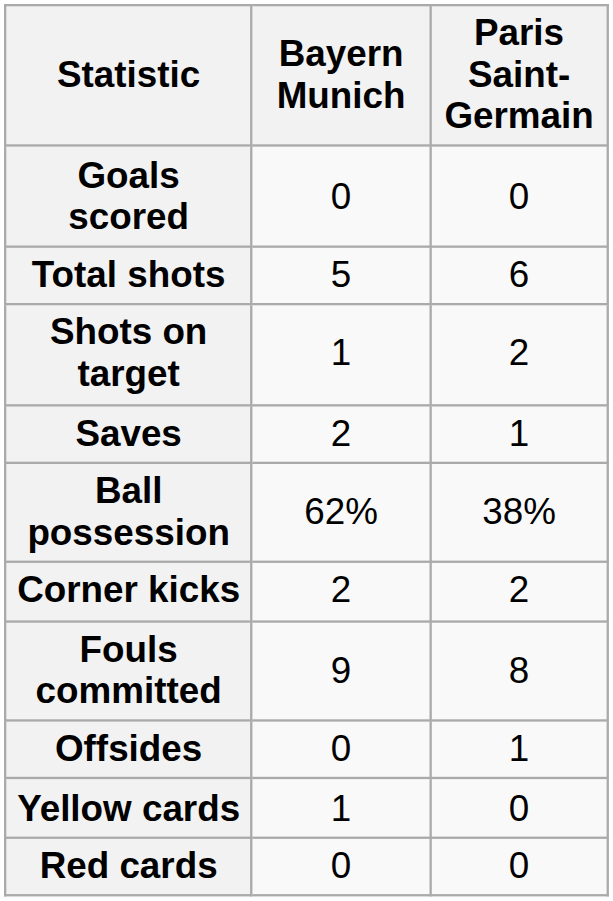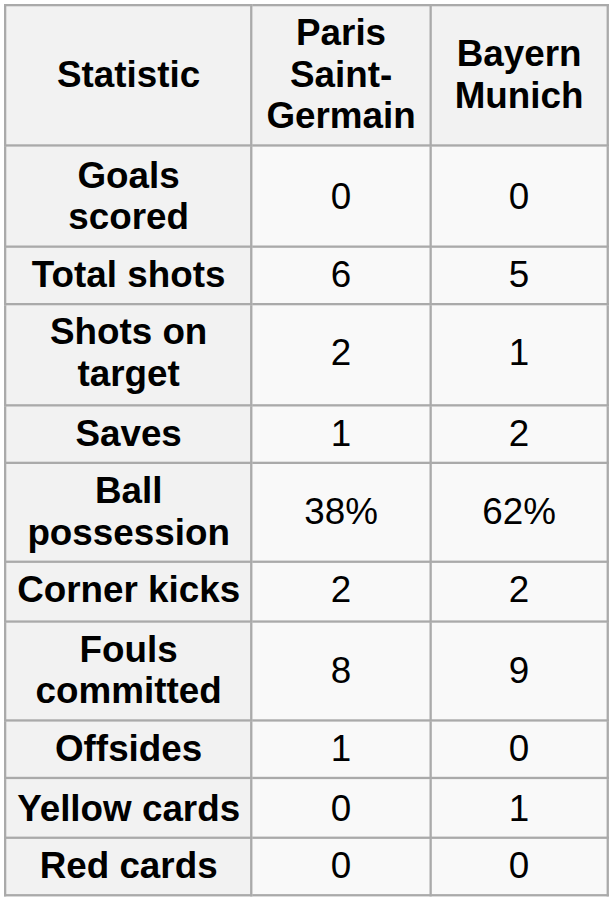columns swapped: (519, 75) <-> (341, 75)
